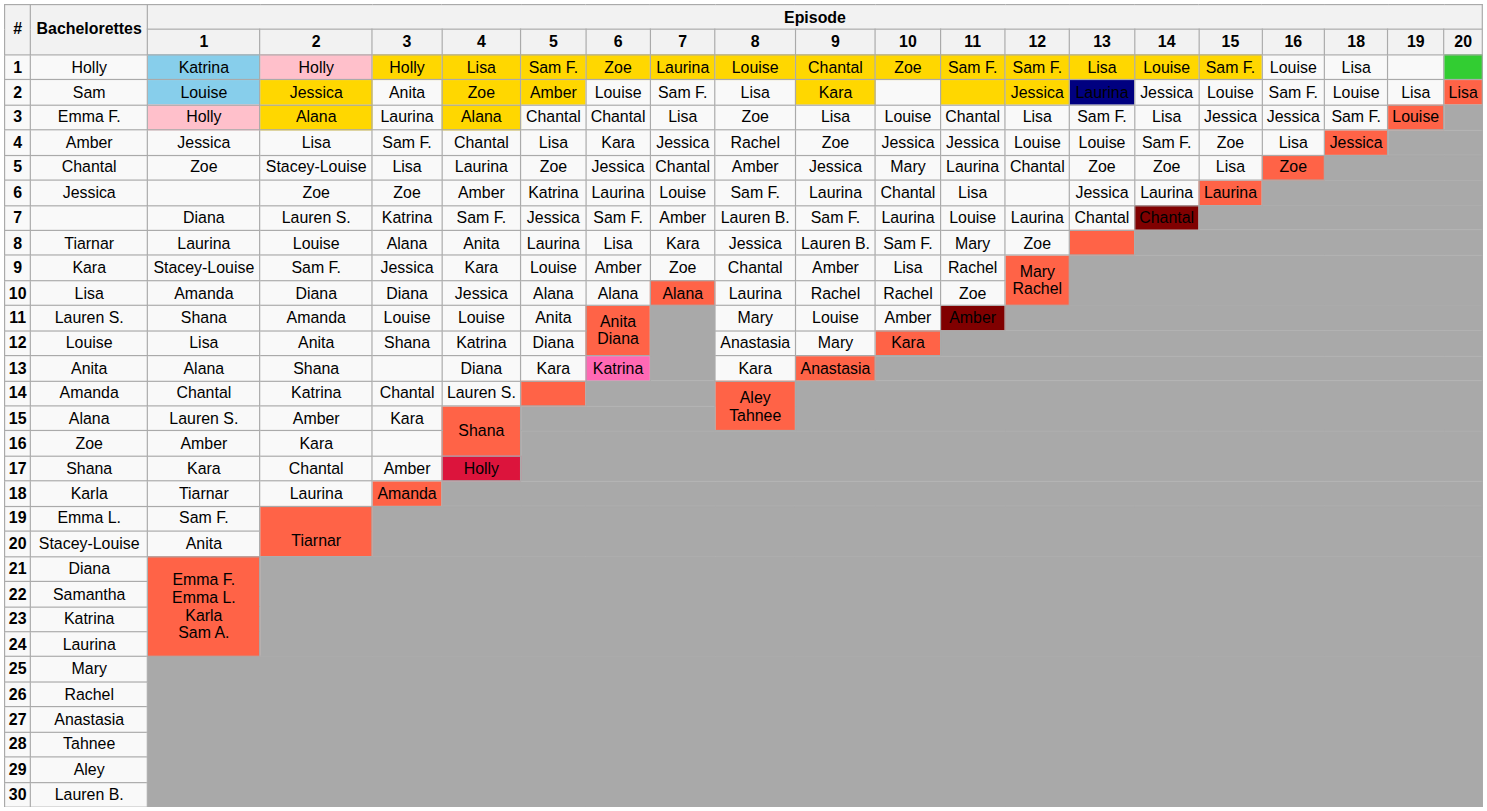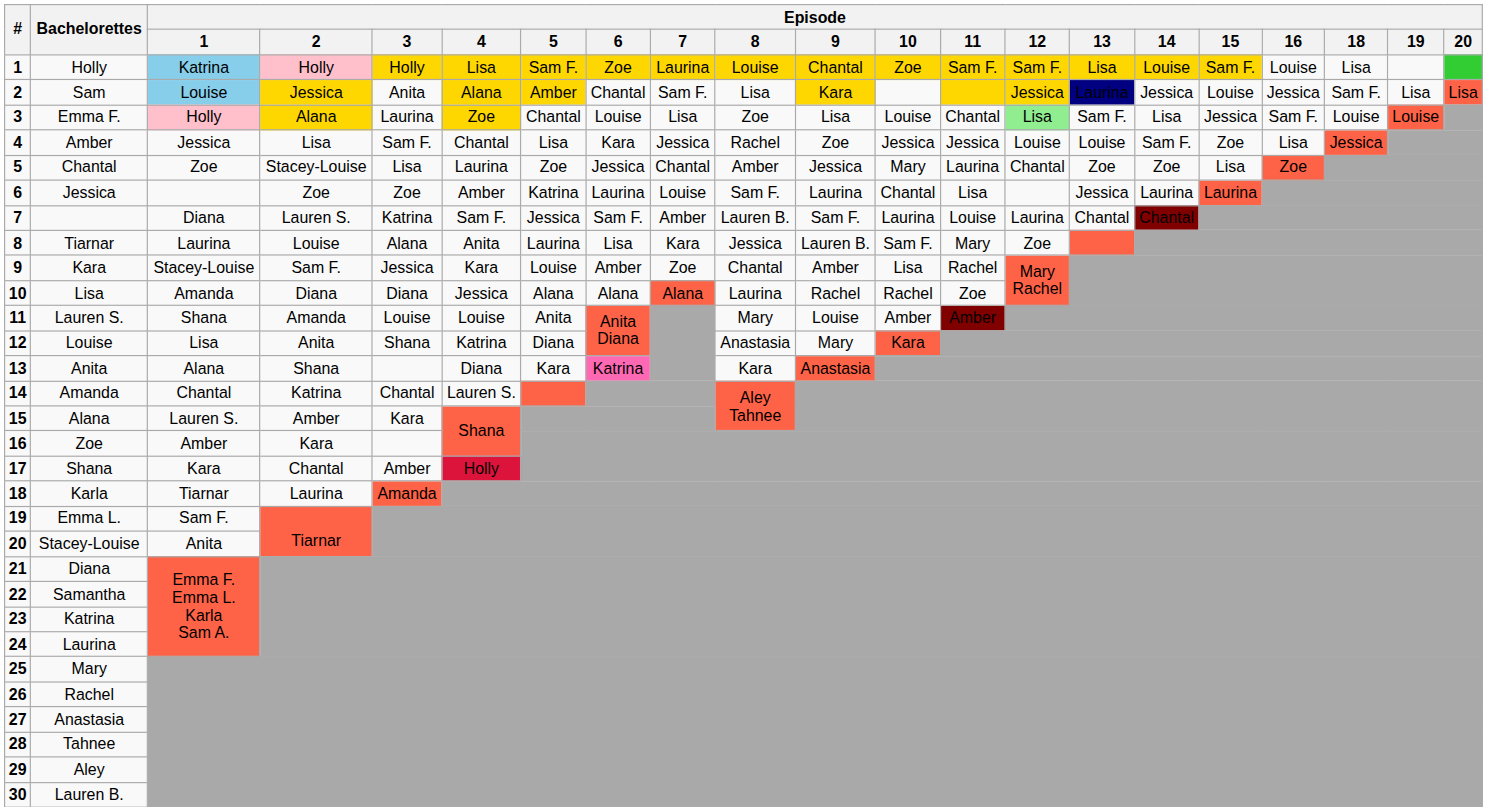(481, 92) Zoe -> (481, 92) Alana
(618, 92) Louise -> (618, 92) Chantal
(1293, 92) Sam F. -> (1293, 92) Jessica
(1356, 92) Louise -> (1356, 92) Sam F.
(481, 117) Alana -> (481, 117) Zoe
(618, 117) Chantal -> (618, 117) Louise
(1037, 117) no background -> (1037, 117) lightgreen background
(1293, 117) Jessica -> (1293, 117) Sam F.
(1356, 117) Sam F. -> (1356, 117) Louise
